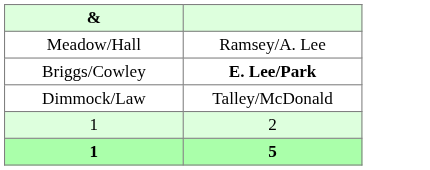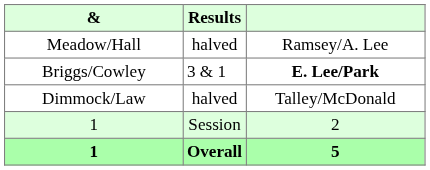+ column: (215, 17)
